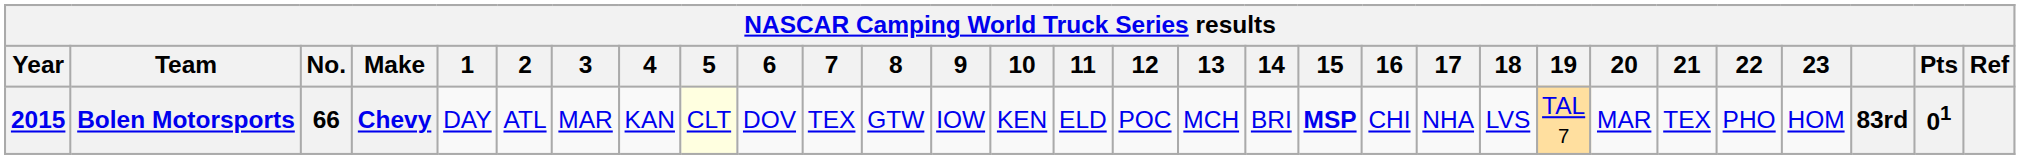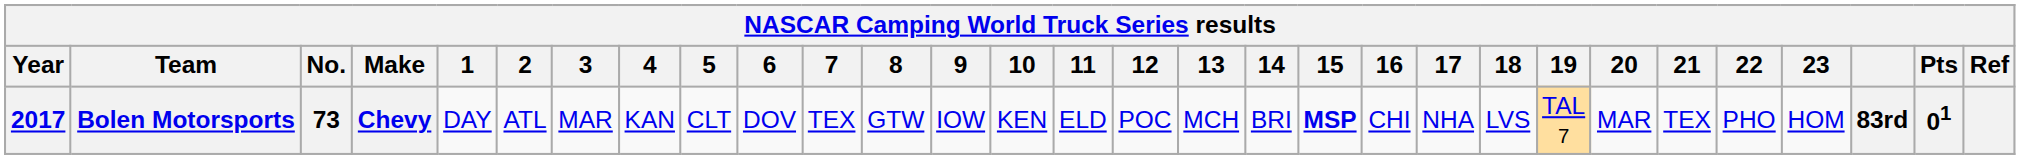(38, 120) 2015 -> (38, 120) 2017
(326, 120) 66 -> (326, 120) 73
(709, 120) lightyellow background -> (709, 120) no background
